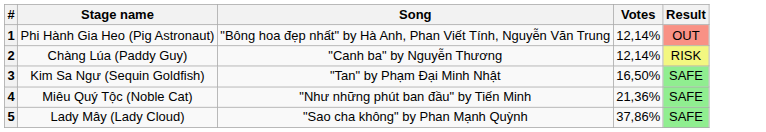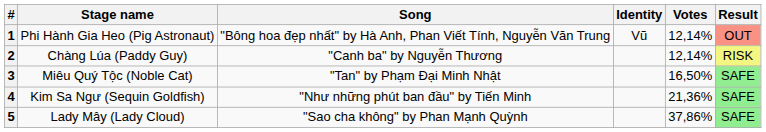+ column: (639, 14)
(117, 76) Kim Sa Ngư (Sequin Goldfish) -> (117, 76) Miêu Quý Tộc (Noble Cat)
(117, 96) Miêu Quý Tộc (Noble Cat) -> (117, 96) Kim Sa Ngư (Sequin Goldfish)
